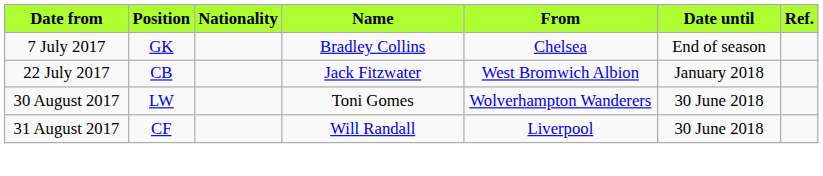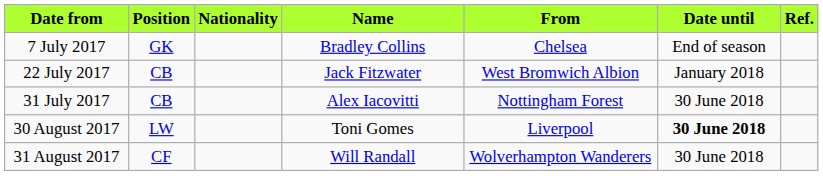+ row: (66, 101)
(560, 101) Wolverhampton Wanderers -> (560, 128) Liverpool
(719, 101) normal -> (719, 128) bold
(560, 128) Liverpool -> (560, 156) Wolverhampton Wanderers
